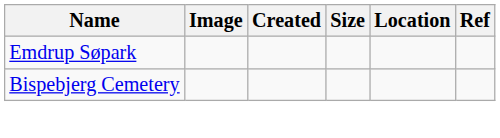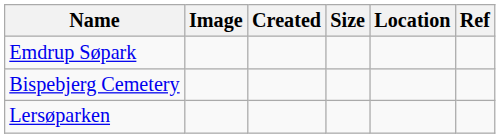+ row: (60, 116)
